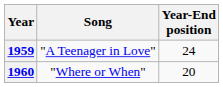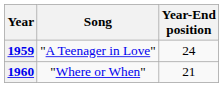(189, 72) 20 -> (189, 72) 21
